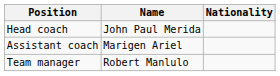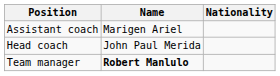rows swapped: (37, 29) <-> (53, 46)
(146, 62) normal -> (146, 62) bold
